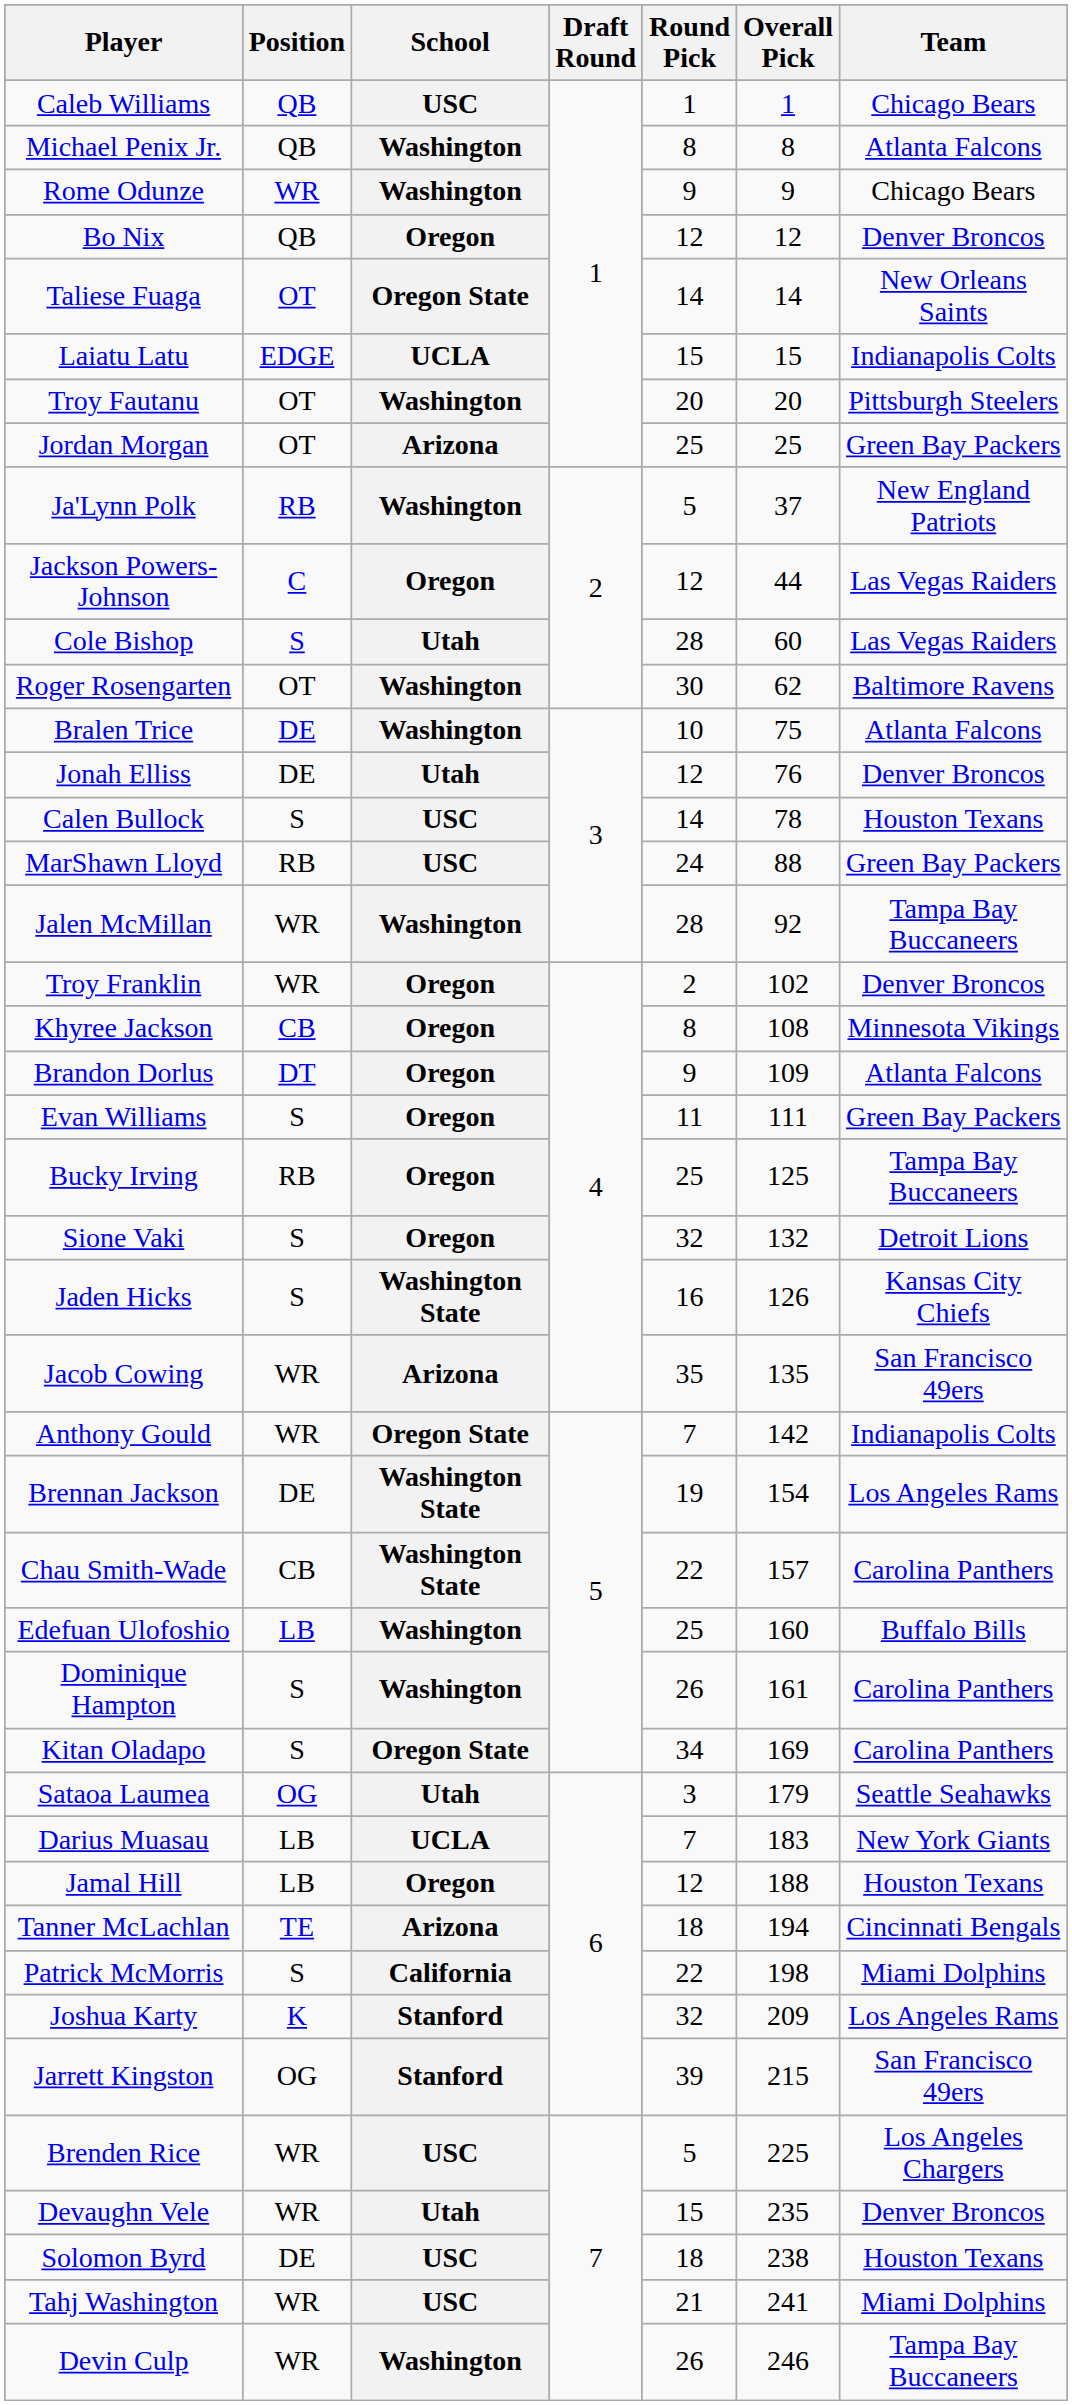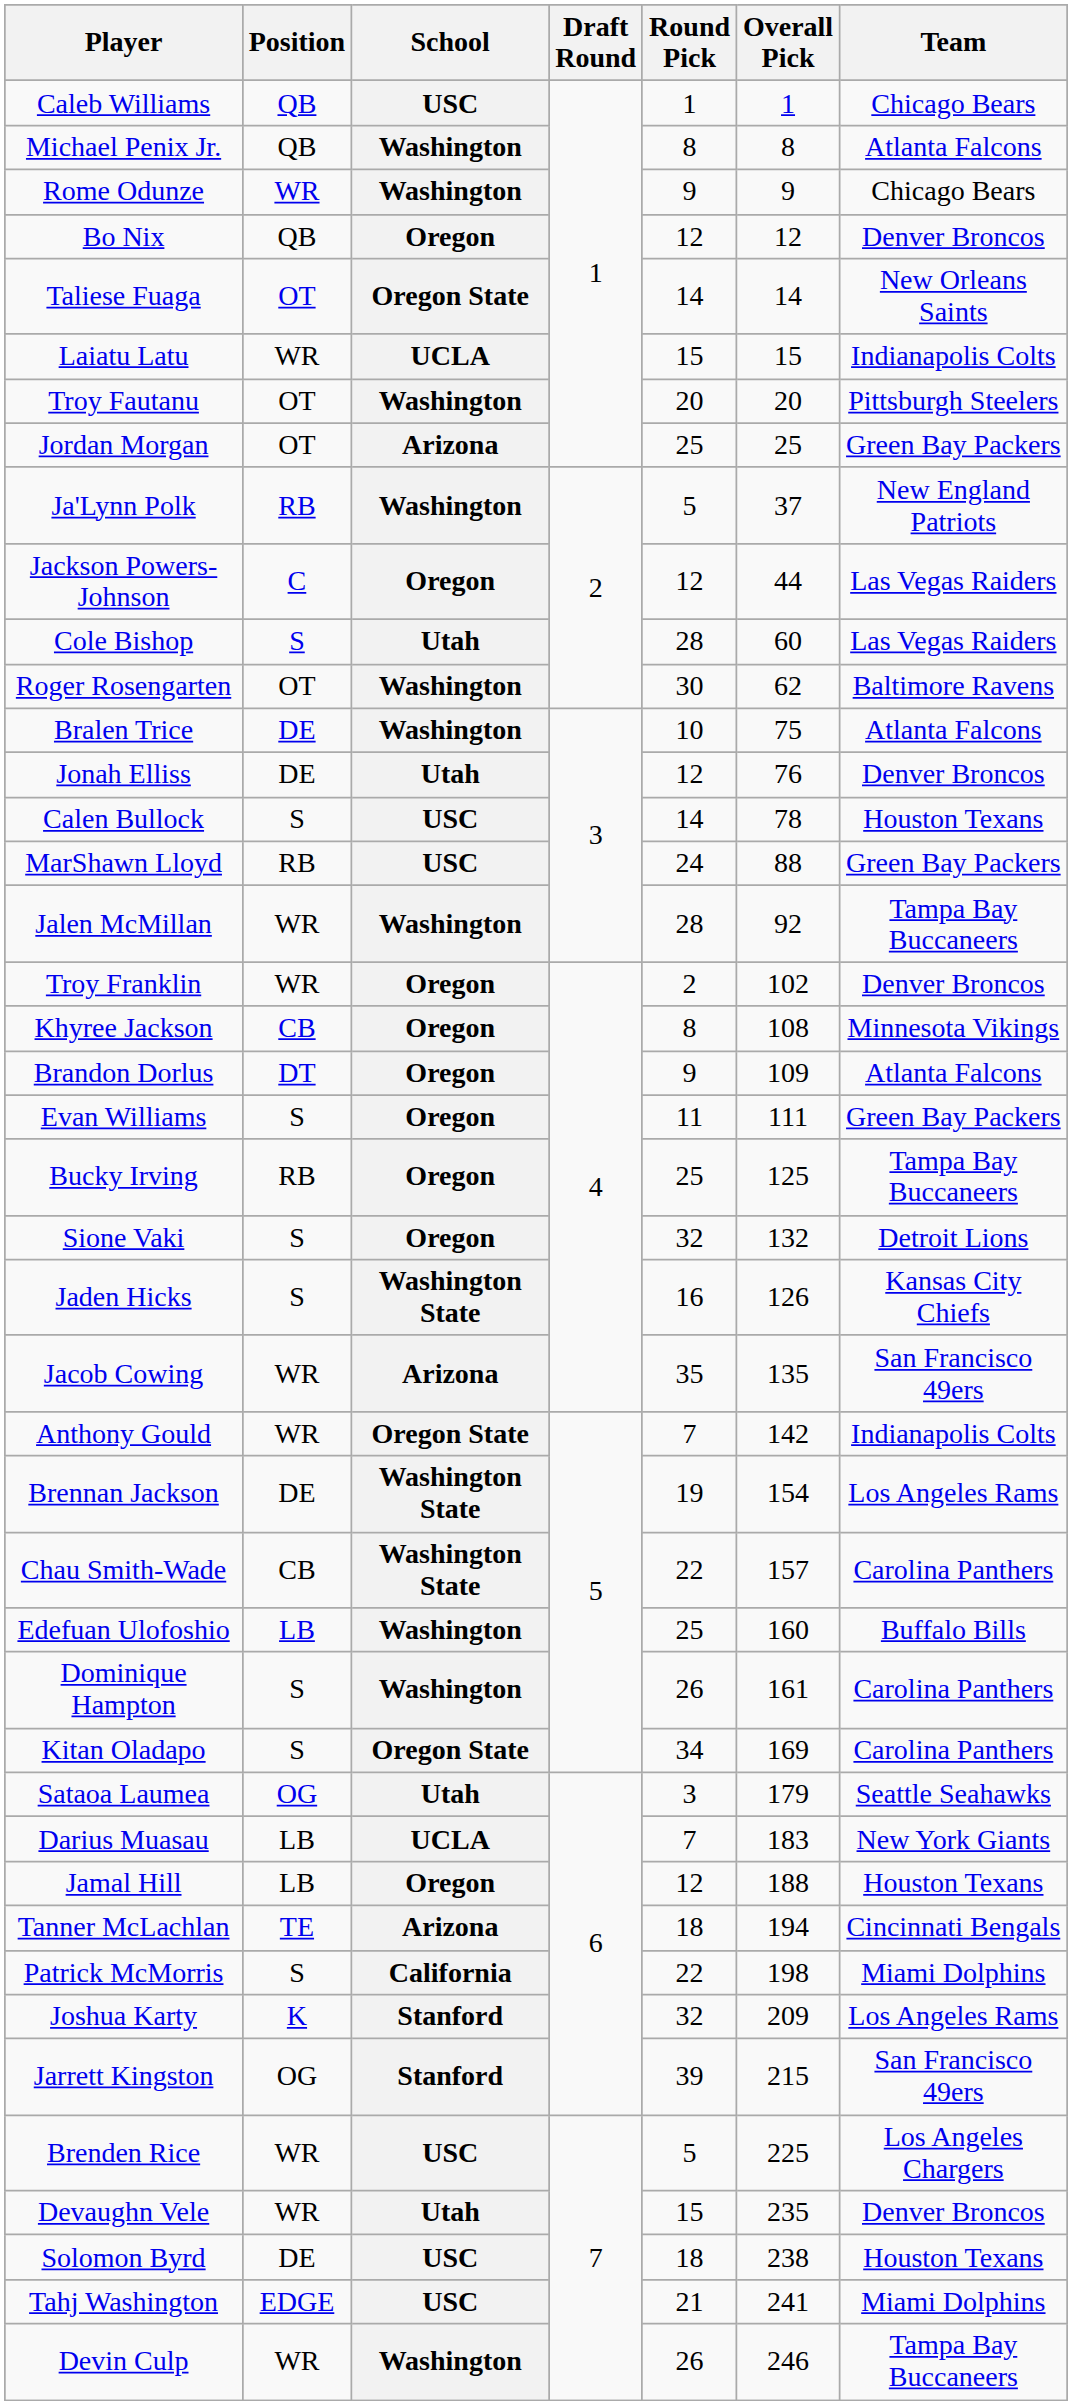(297, 356) EDGE -> (297, 356) WR
(297, 2301) WR -> (297, 2301) EDGE
